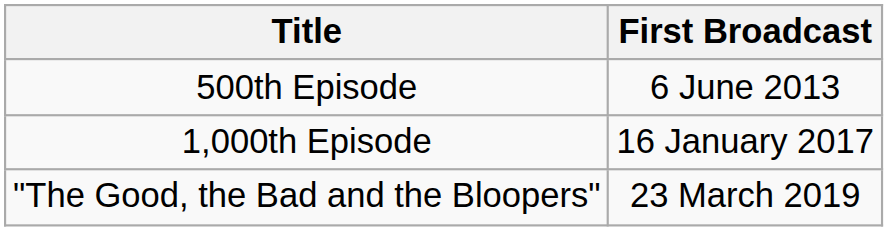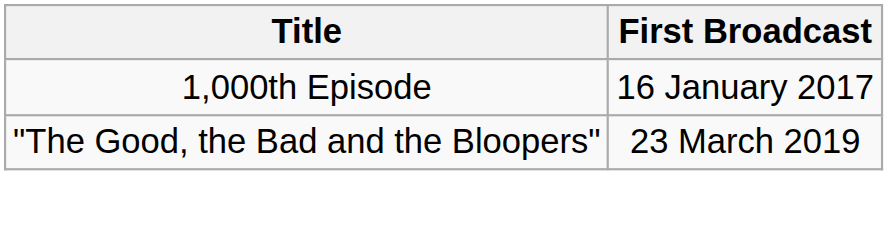- row: (307, 86)
